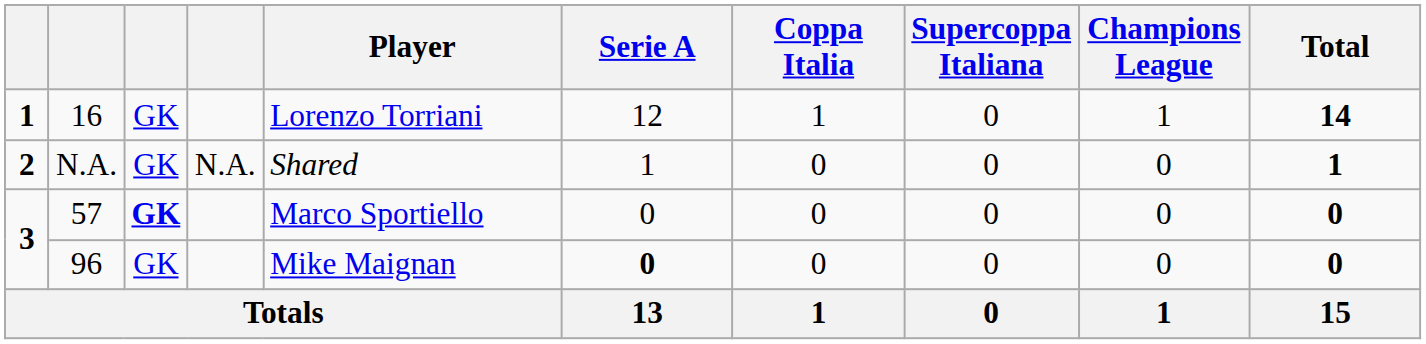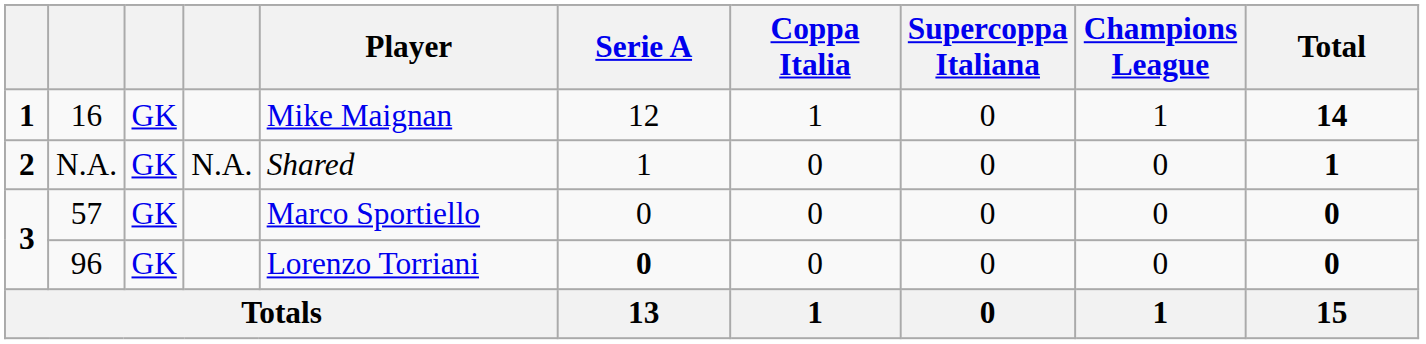(376, 114) Lorenzo Torriani -> (359, 114) Mike Maignan
(156, 213) bold -> (154, 213) normal
(363, 263) Mike Maignan -> (373, 263) Lorenzo Torriani
